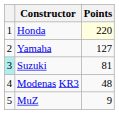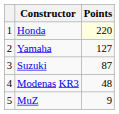(9, 66) paleturquoise background -> (9, 66) no background
(107, 66) 81 -> (107, 66) 87
